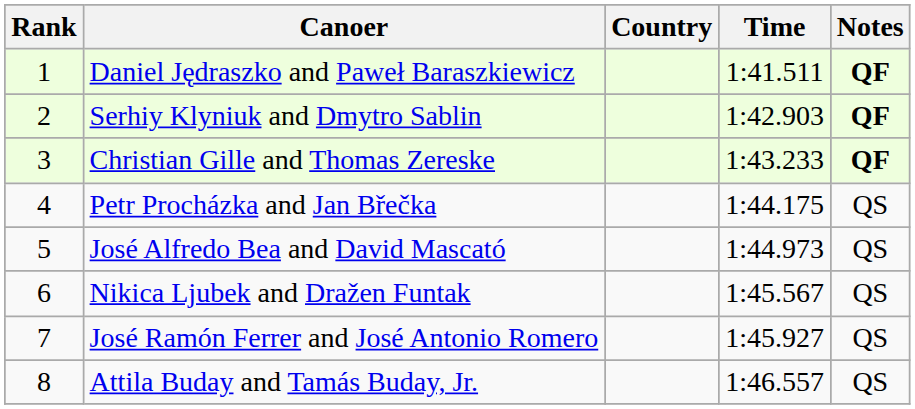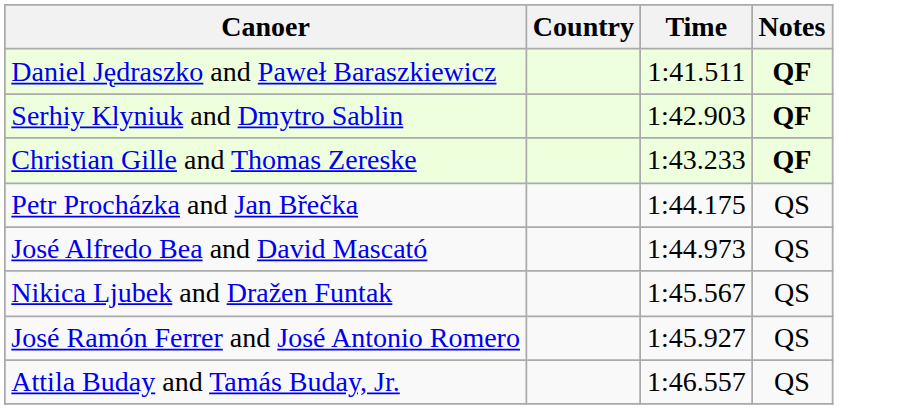- column: (44, 26)
